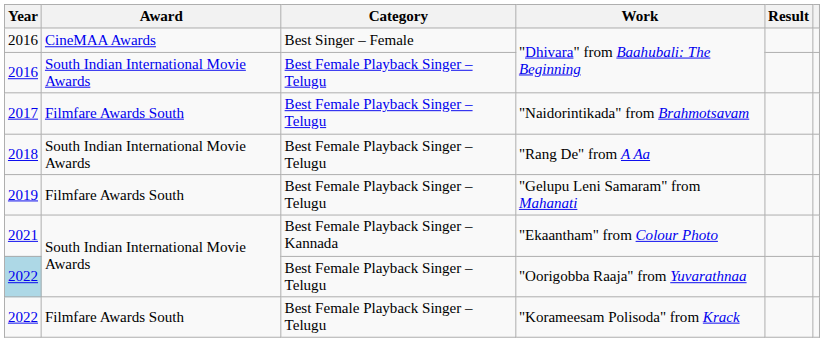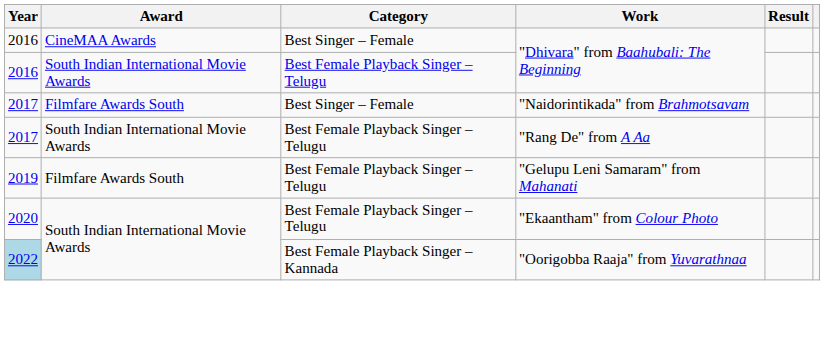(379, 113) Best Female Playback Singer – Telugu -> (349, 104) Best Singer – Female
(23, 154) 2018 -> (23, 137) 2017
(23, 235) 2021 -> (23, 218) 2020
(379, 235) Best Female Playback Singer – Kannada -> (379, 218) Best Female Playback Singer – Telugu
(379, 276) Best Female Playback Singer – Telugu -> (379, 259) Best Female Playback Singer – Kannada
- row: (114, 317)
